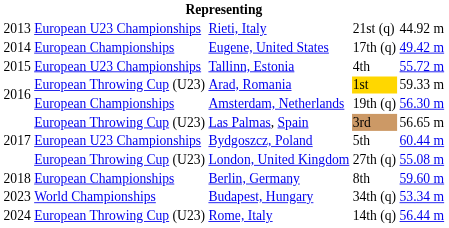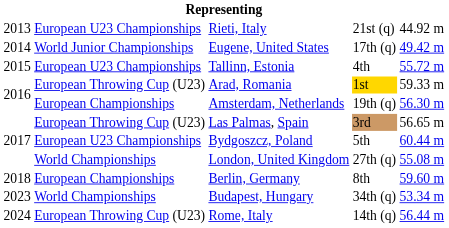(104, 47) European Championships -> (114, 47) World Junior Championships
(120, 159) European Throwing Cup (U23) -> (95, 159) World Championships
